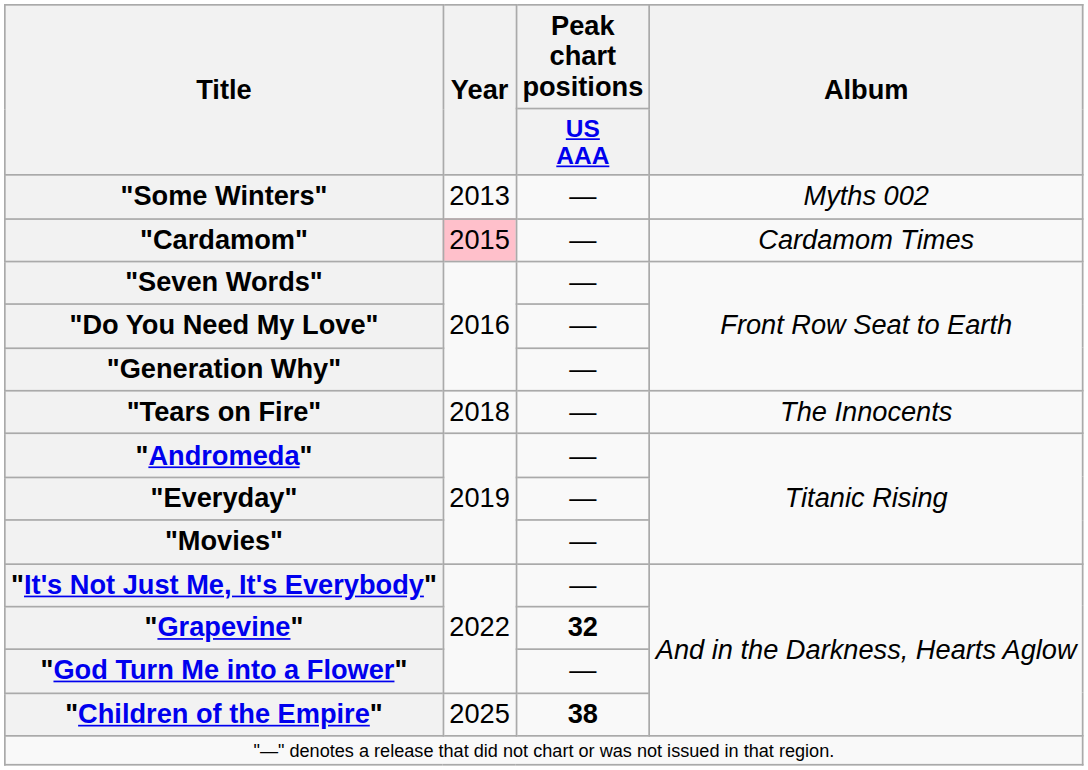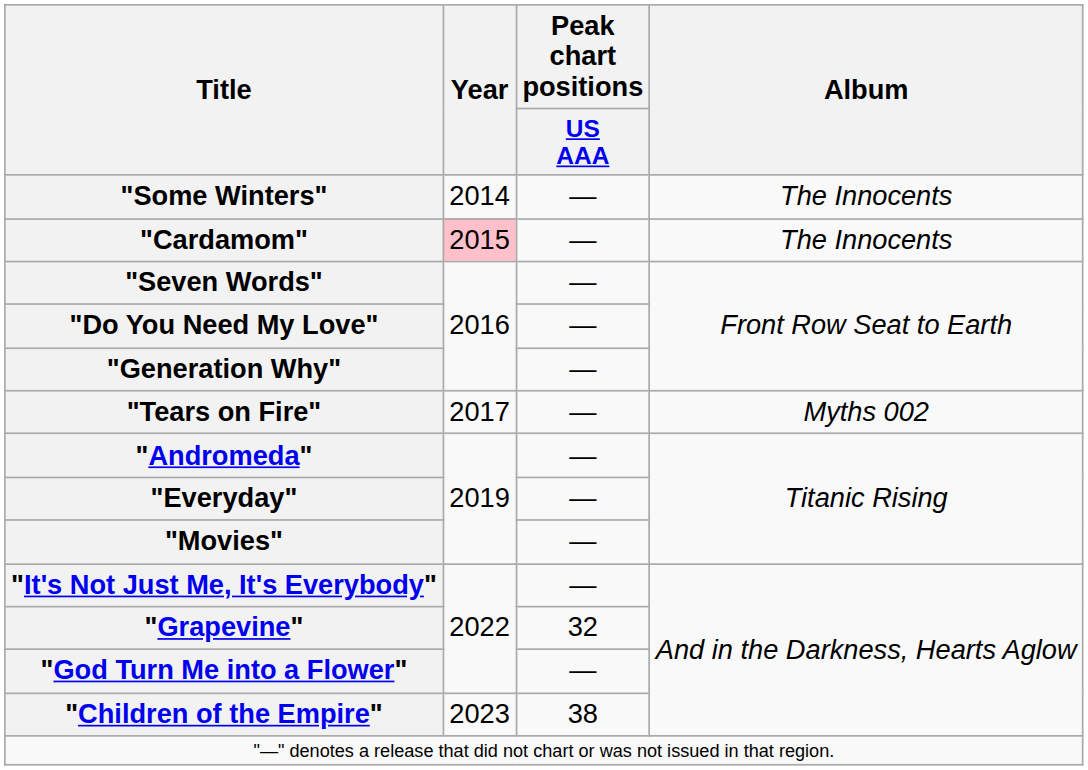(480, 196) 2013 -> (480, 196) 2014
(866, 196) Myths 002 -> (866, 196) The Innocents
(866, 239) Cardamom Times -> (866, 239) The Innocents
(480, 411) 2018 -> (480, 411) 2017
(866, 411) The Innocents -> (866, 411) Myths 002
(583, 627) bold -> (583, 627) normal
(480, 713) 2025 -> (480, 713) 2023
(583, 713) bold -> (583, 713) normal
